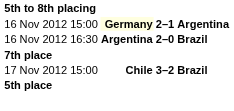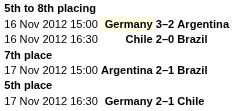(165, 24) 2–1 -> (165, 24) 3–2
(127, 39) Argentina -> (139, 39) Chile
(139, 70) Chile -> (127, 70) Argentina
(165, 70) 3–2 -> (165, 70) 2–1
+ row: (51, 101)
